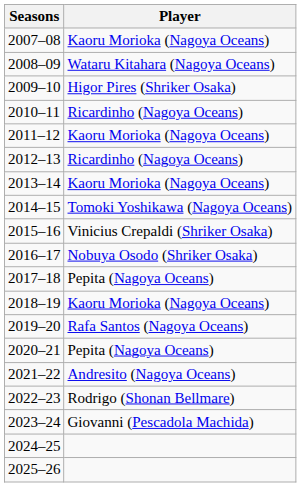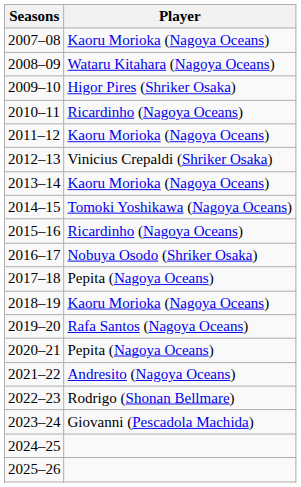(155, 159) Ricardinho (Nagoya Oceans) -> (170, 159) Vinicius Crepaldi (Shriker Osaka)
(170, 231) Vinicius Crepaldi (Shriker Osaka) -> (155, 231) Ricardinho (Nagoya Oceans)
